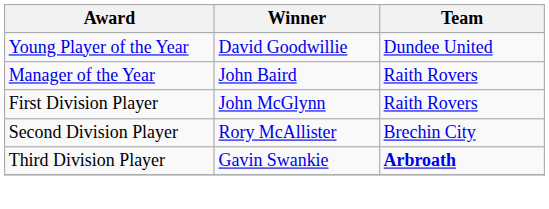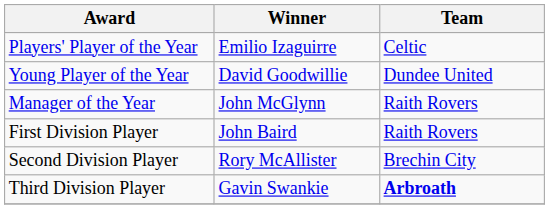+ row: (103, 47)
(258, 75) John Baird -> (272, 103) John McGlynn
(272, 103) John McGlynn -> (258, 132) John Baird
